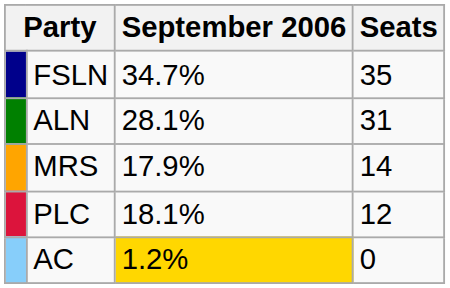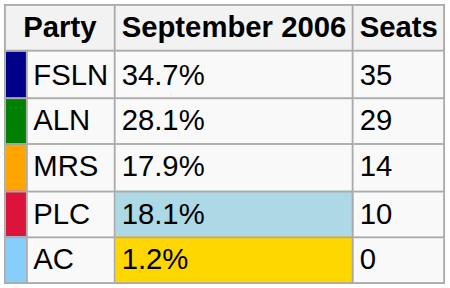(376, 120) 31 -> (376, 120) 29
(163, 213) no background -> (163, 213) lightblue background
(376, 213) 12 -> (376, 213) 10
